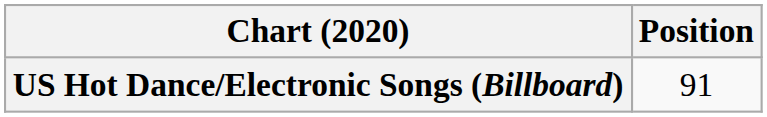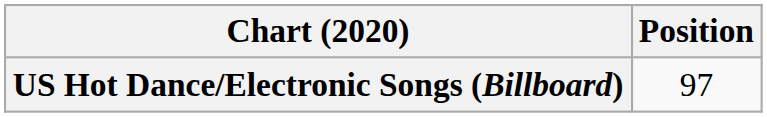(696, 84) 91 -> (696, 84) 97
